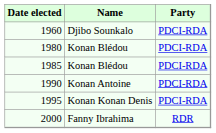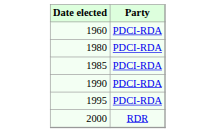- column: (110, 13)
